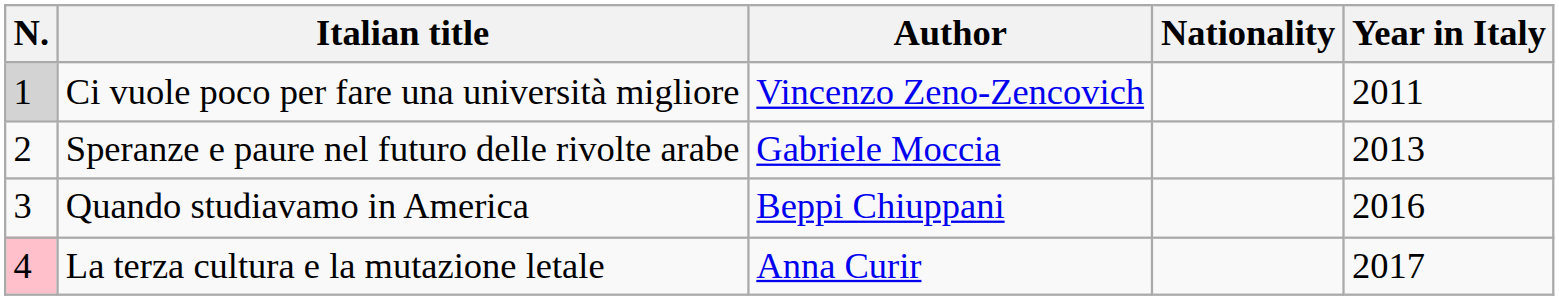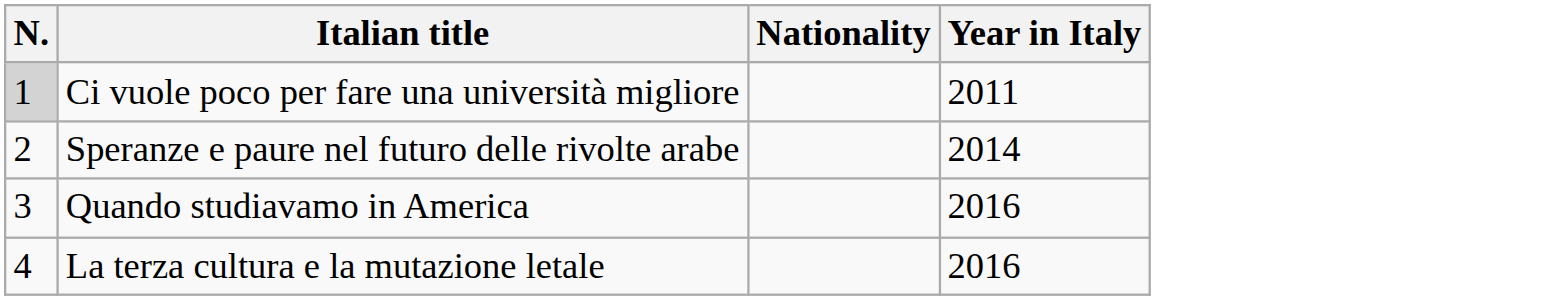- column: (950, 33)
(1389, 149) 2013 -> (984, 149) 2014
(23, 264) pink background -> (23, 264) no background
(1389, 264) 2017 -> (984, 264) 2016
